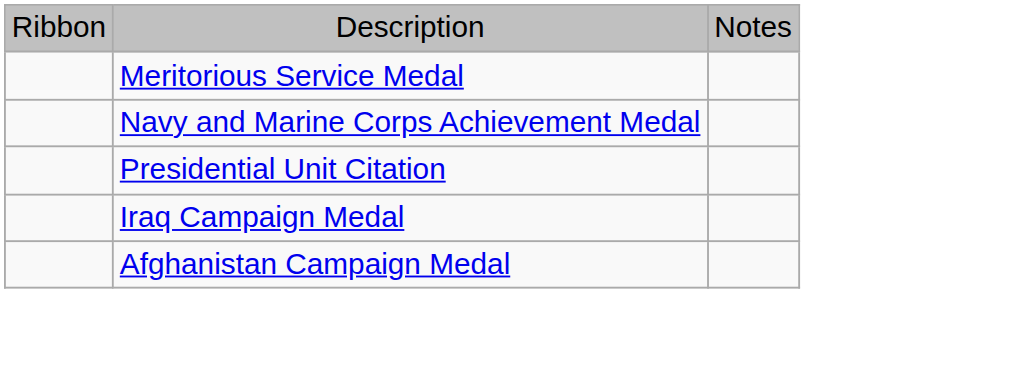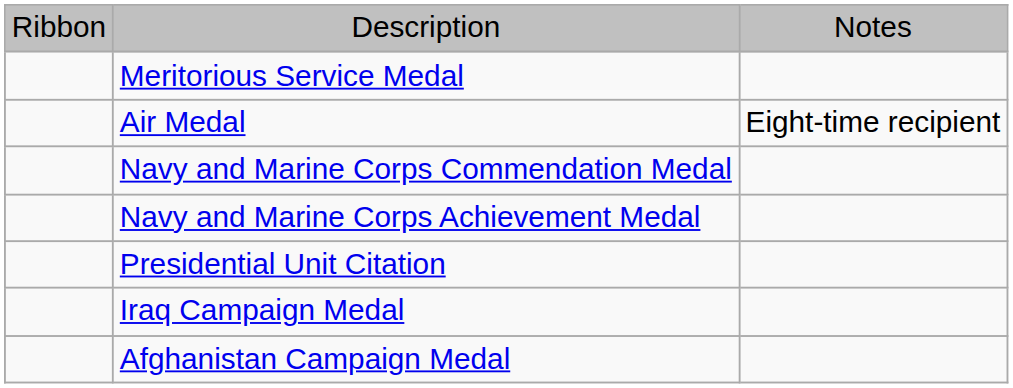+ row: (183, 122)
+ row: (426, 169)
